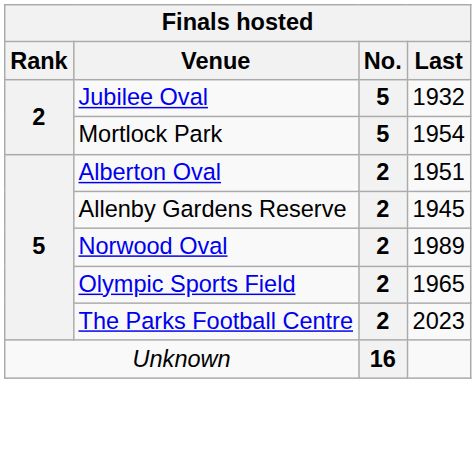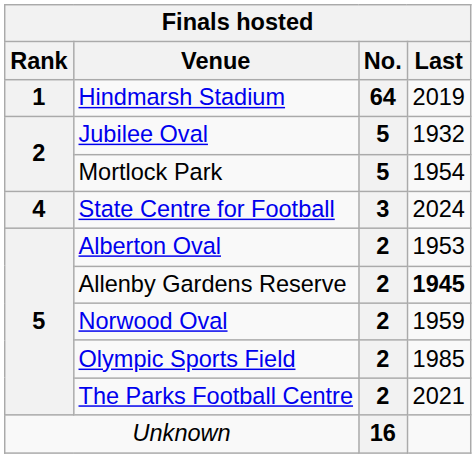+ row: (182, 97)
+ row: (207, 209)
(439, 172) 1951 -> (439, 246) 1953
(439, 209) normal -> (439, 284) bold
(439, 246) 1989 -> (439, 321) 1959
(439, 284) 1965 -> (439, 358) 1985
(439, 321) 2023 -> (439, 396) 2021
